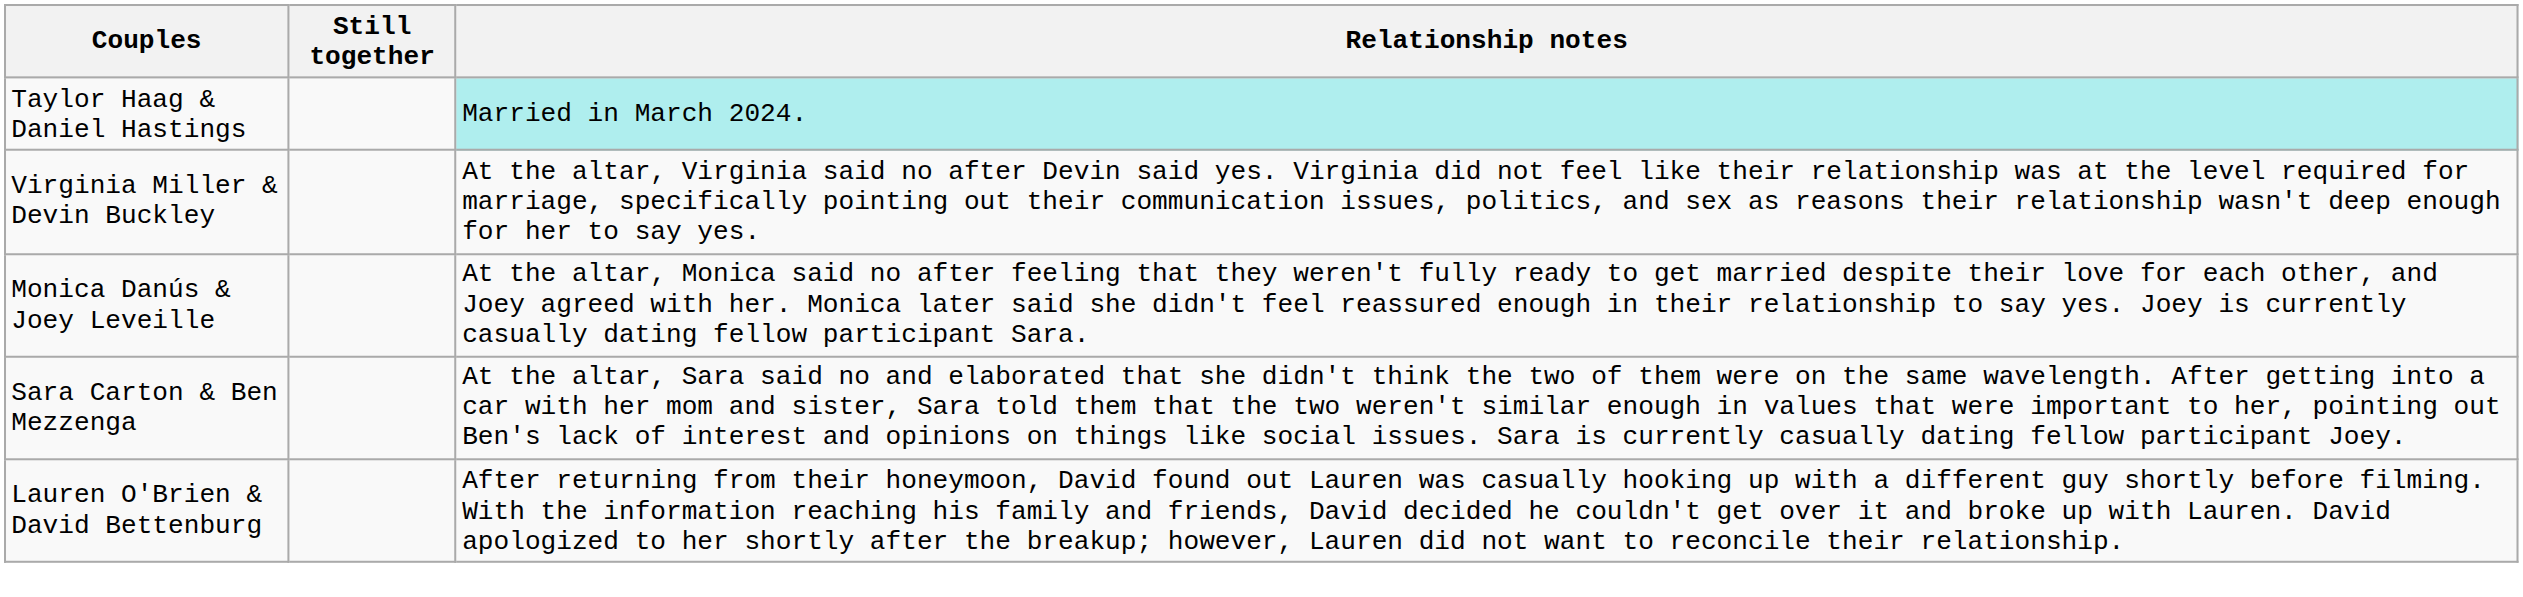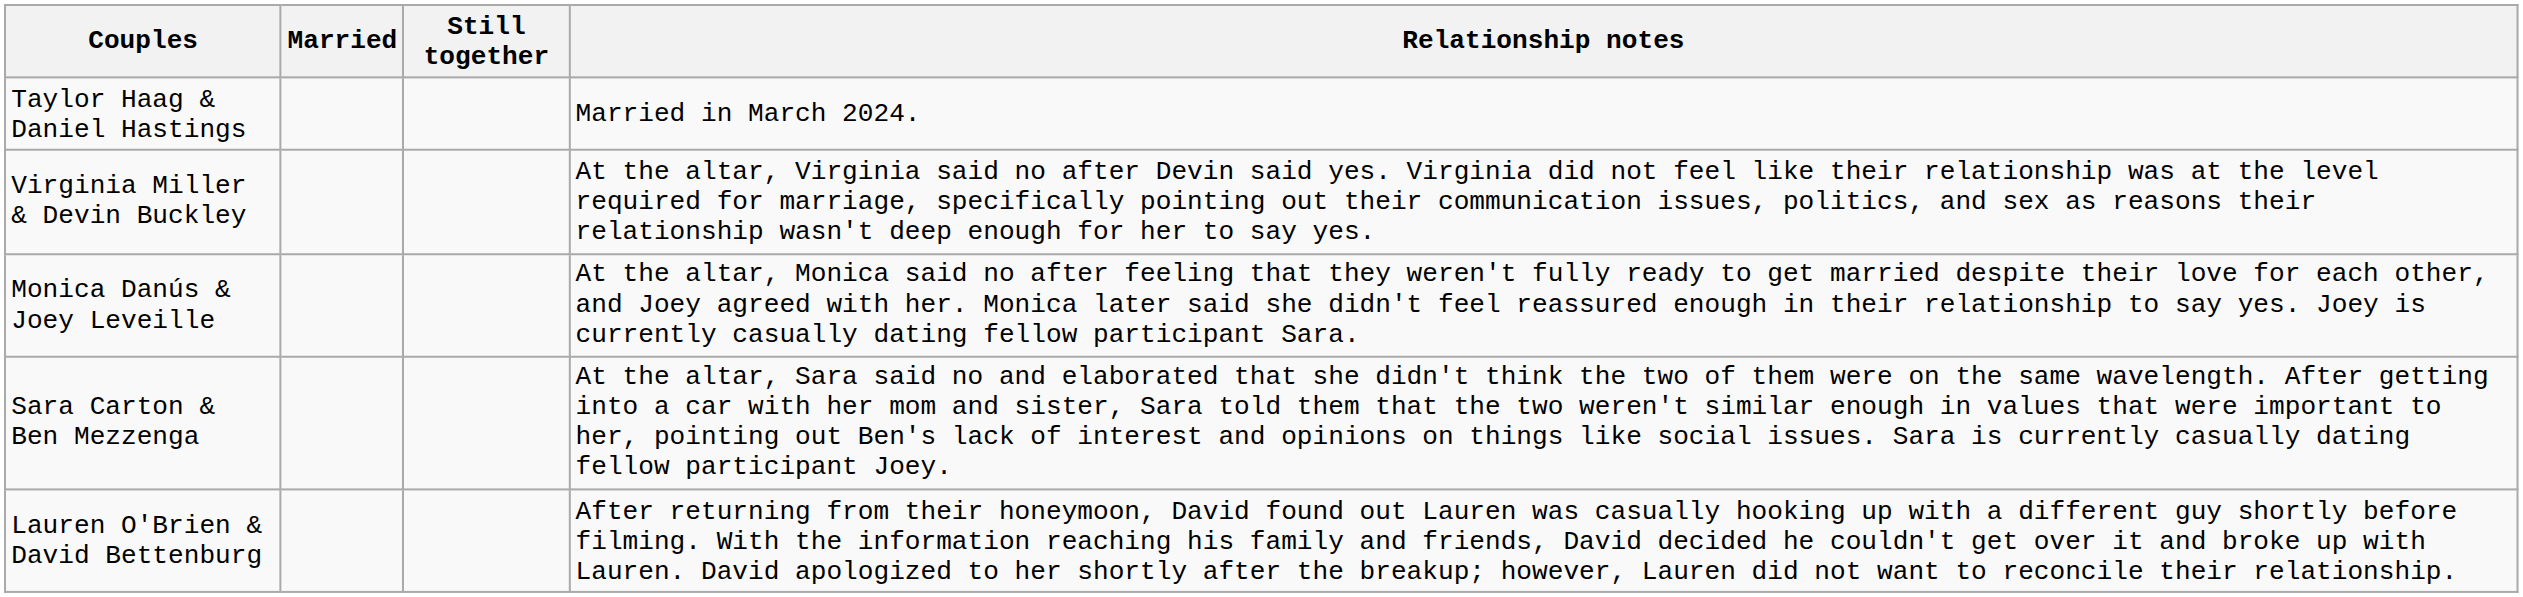+ column: (342, 41)
(635, 114) paleturquoise background -> (748, 114) no background
